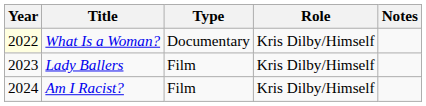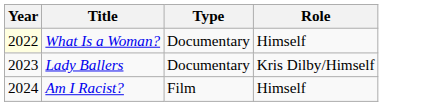- column: (400, 16)
(316, 40) Kris Dilby/Himself -> (281, 40) Himself
(181, 64) Film -> (208, 64) Documentary
(316, 88) Kris Dilby/Himself -> (281, 88) Himself
